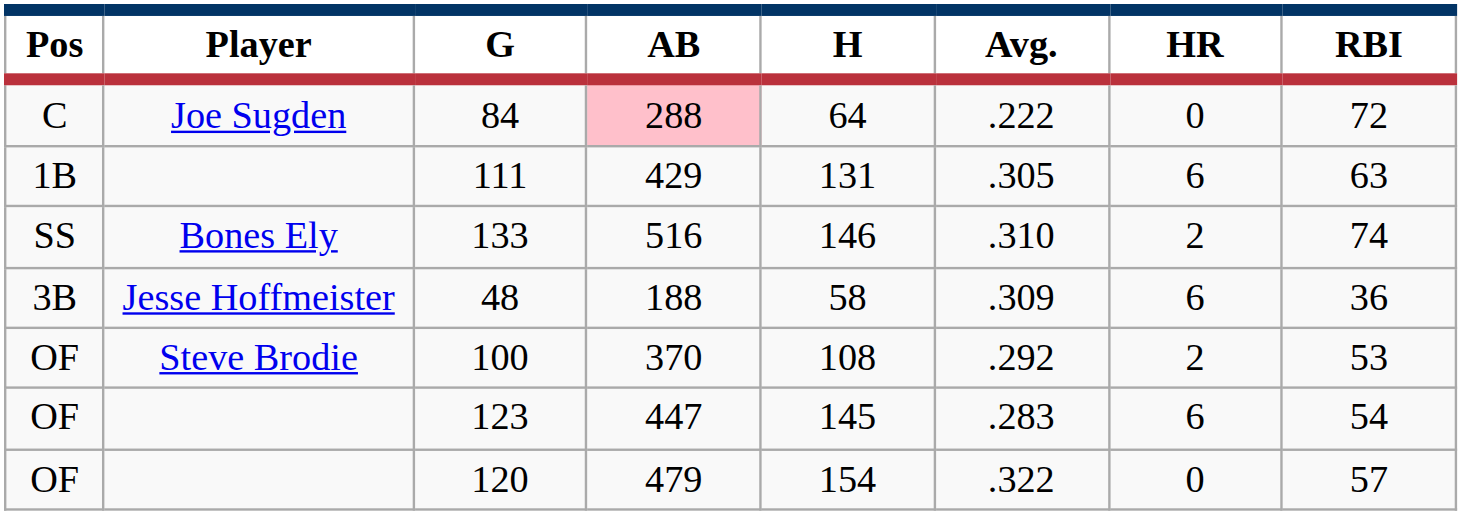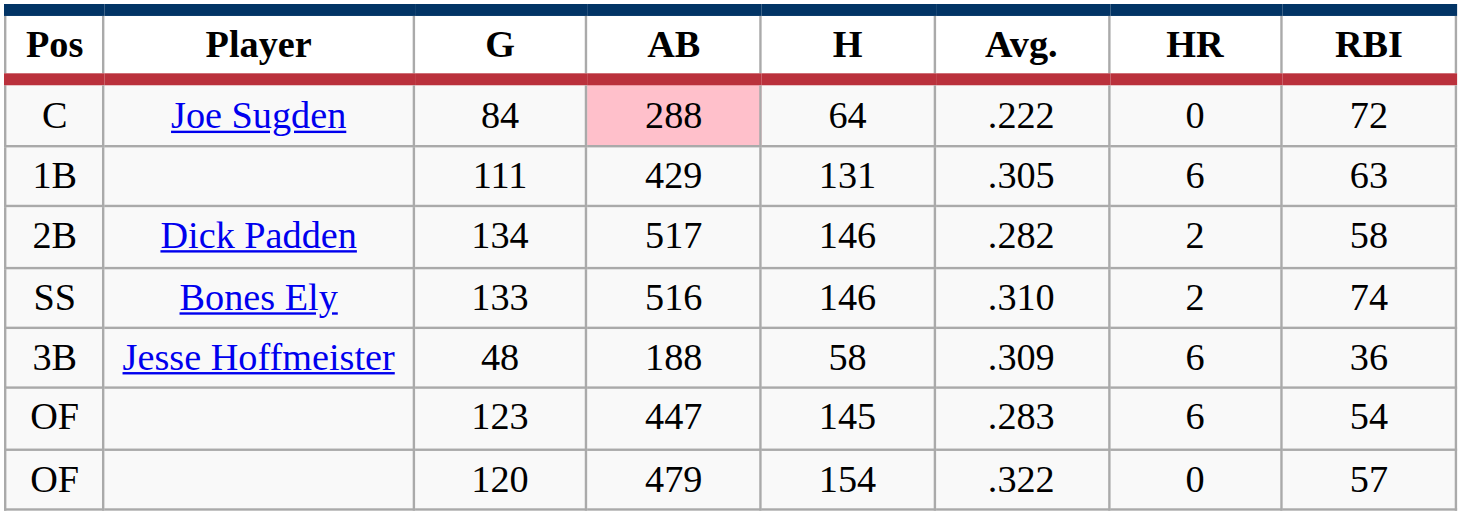+ row: (500, 235)
- row: (500, 357)
